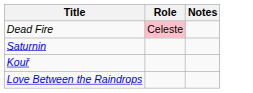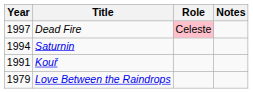+ column: (19, 12)
